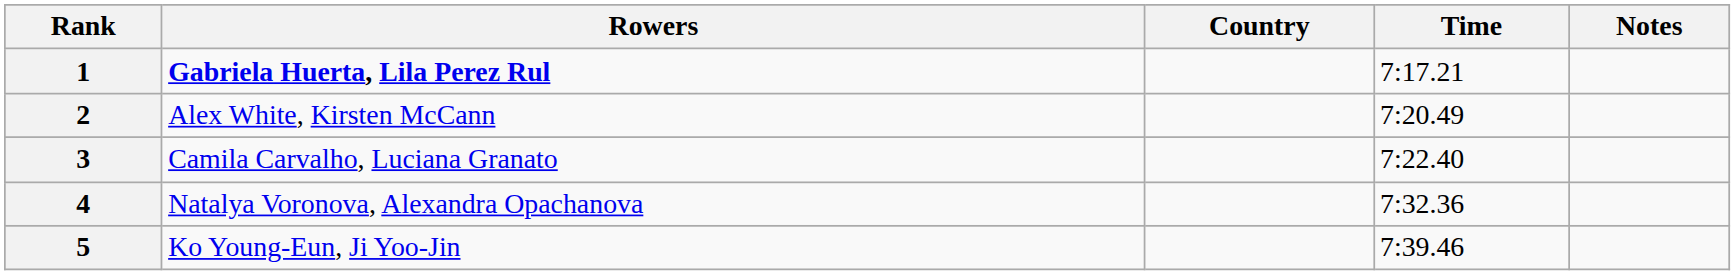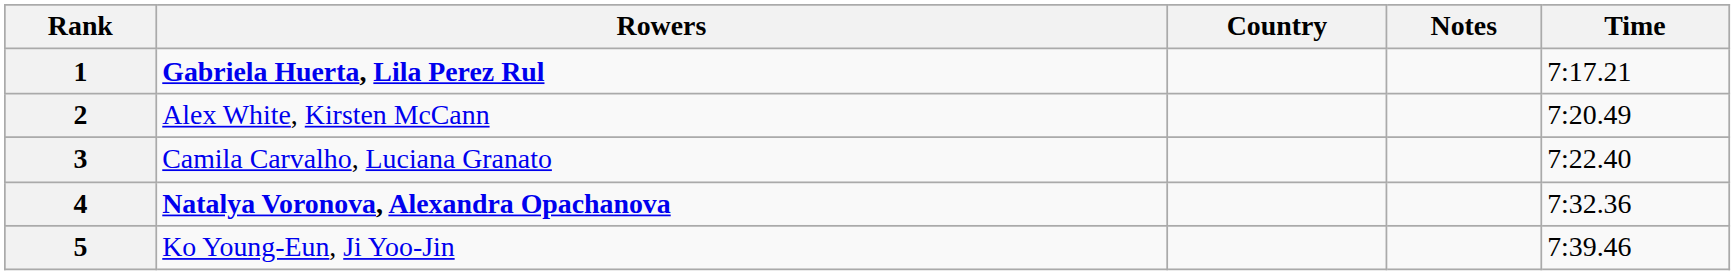columns swapped: (1471, 26) <-> (1649, 26)
(406, 203) normal -> (416, 203) bold
